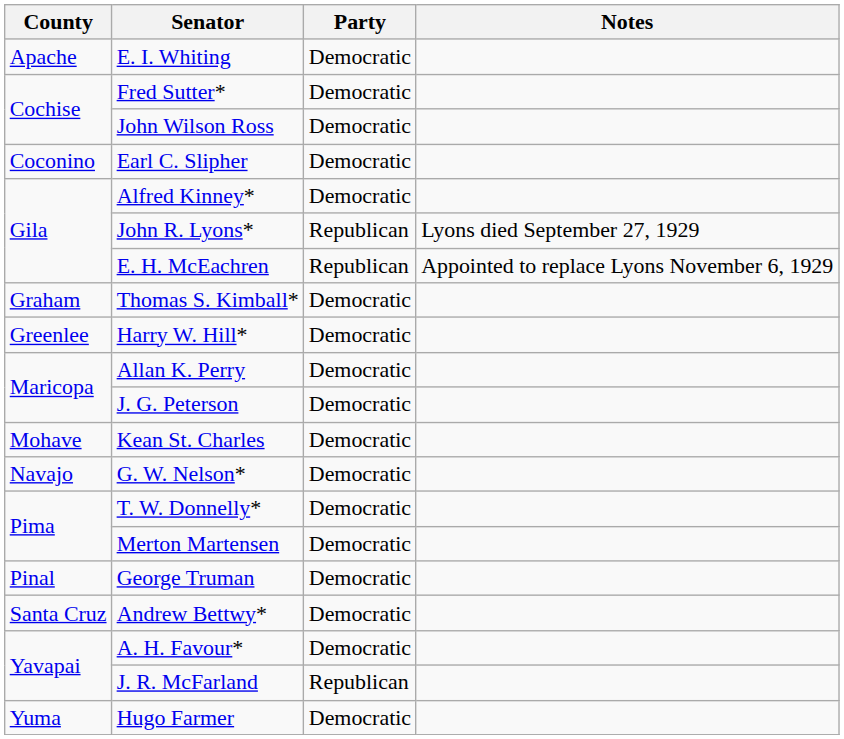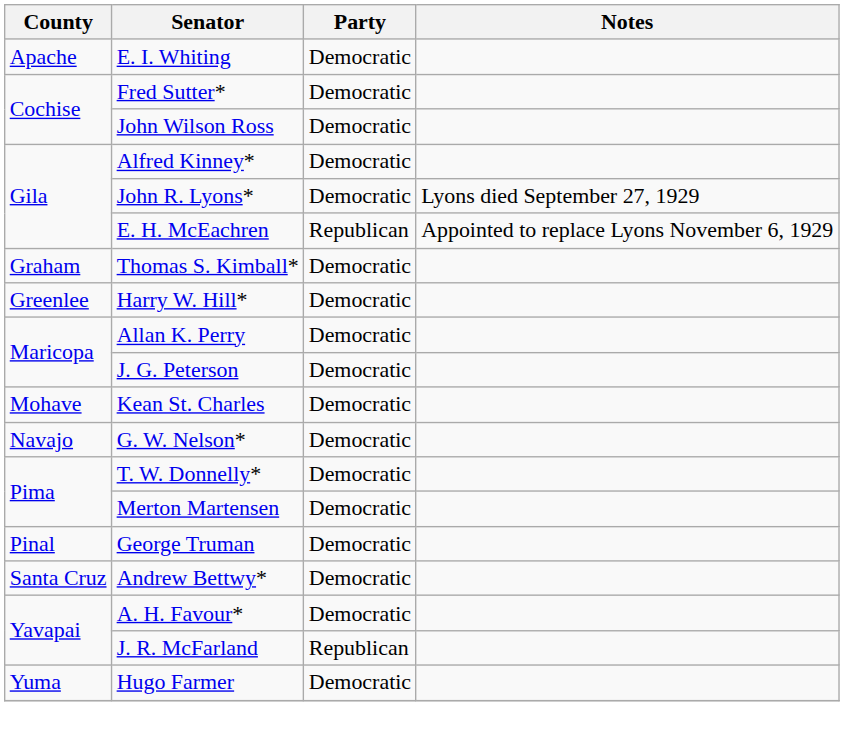- row: (182, 160)
(359, 230) Republican -> (360, 195) Democratic
